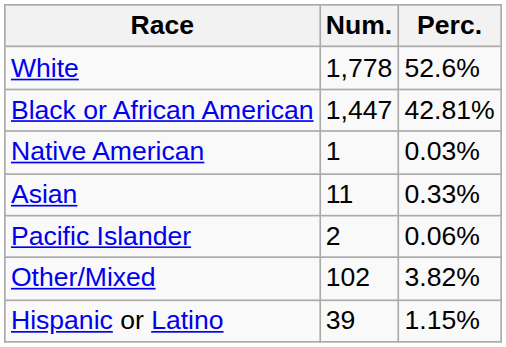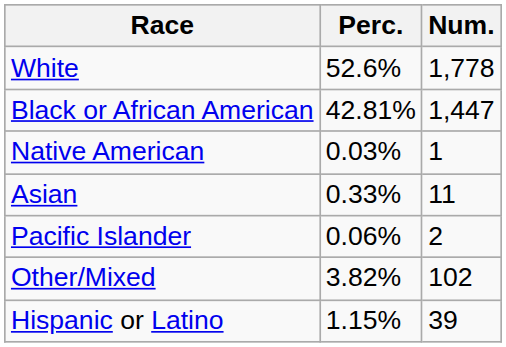columns swapped: (359, 25) <-> (450, 25)
